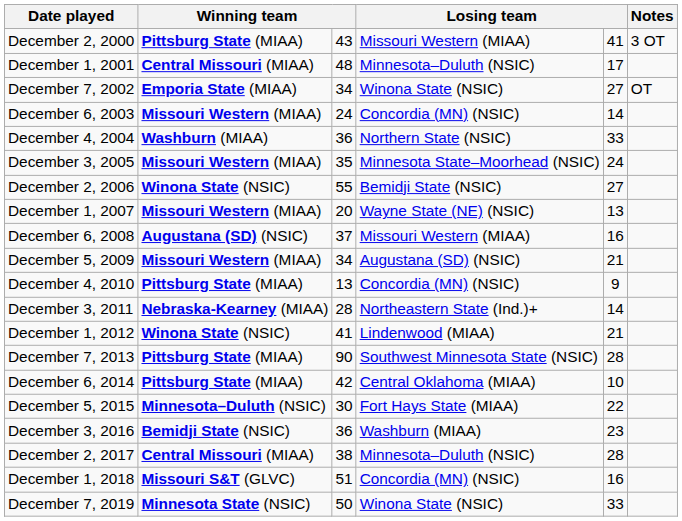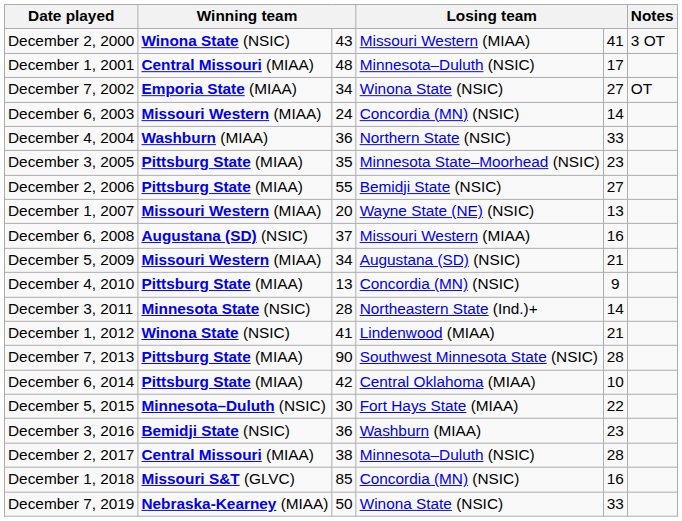(222, 41) Pittsburg State (MIAA) -> (216, 41) Winona State (NSIC)
(231, 162) Missouri Western (MIAA) -> (222, 162) Pittsburg State (MIAA)
(615, 162) 24 -> (615, 162) 23
(216, 187) Winona State (NSIC) -> (222, 187) Pittsburg State (MIAA)
(235, 308) Nebraska-Kearney (MIAA) -> (226, 308) Minnesota State (NSIC)
(344, 479) 51 -> (344, 479) 85
(226, 503) Minnesota State (NSIC) -> (235, 503) Nebraska-Kearney (MIAA)
